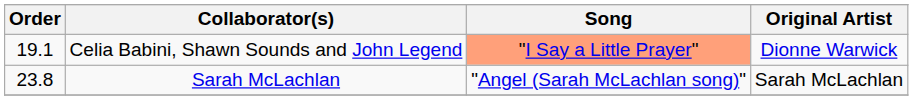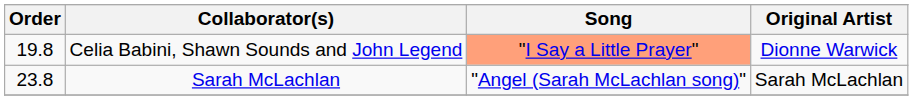(35, 49) 19.1 -> (35, 49) 19.8
